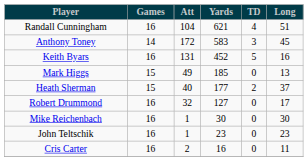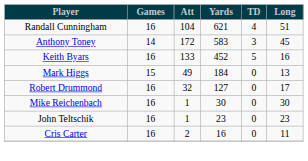(187, 57) 131 -> (187, 57) 133
(221, 73) 185 -> (221, 73) 184
- row: (66, 88)
